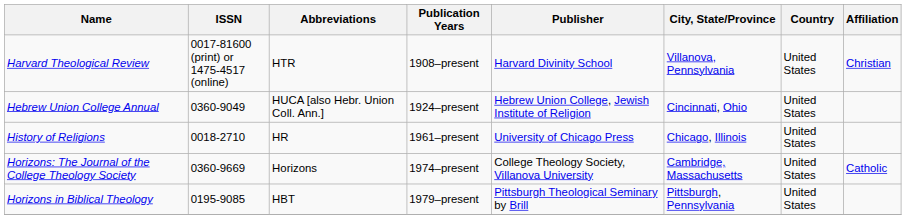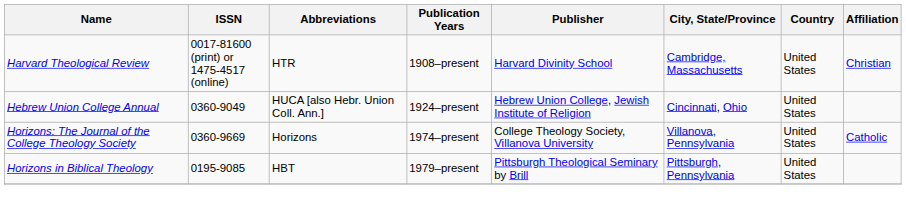(701, 63) Villanova, Pennsylvania -> (705, 63) Cambridge, Massachusetts
- row: (56, 137)
(705, 168) Cambridge, Massachusetts -> (701, 137) Villanova, Pennsylvania
